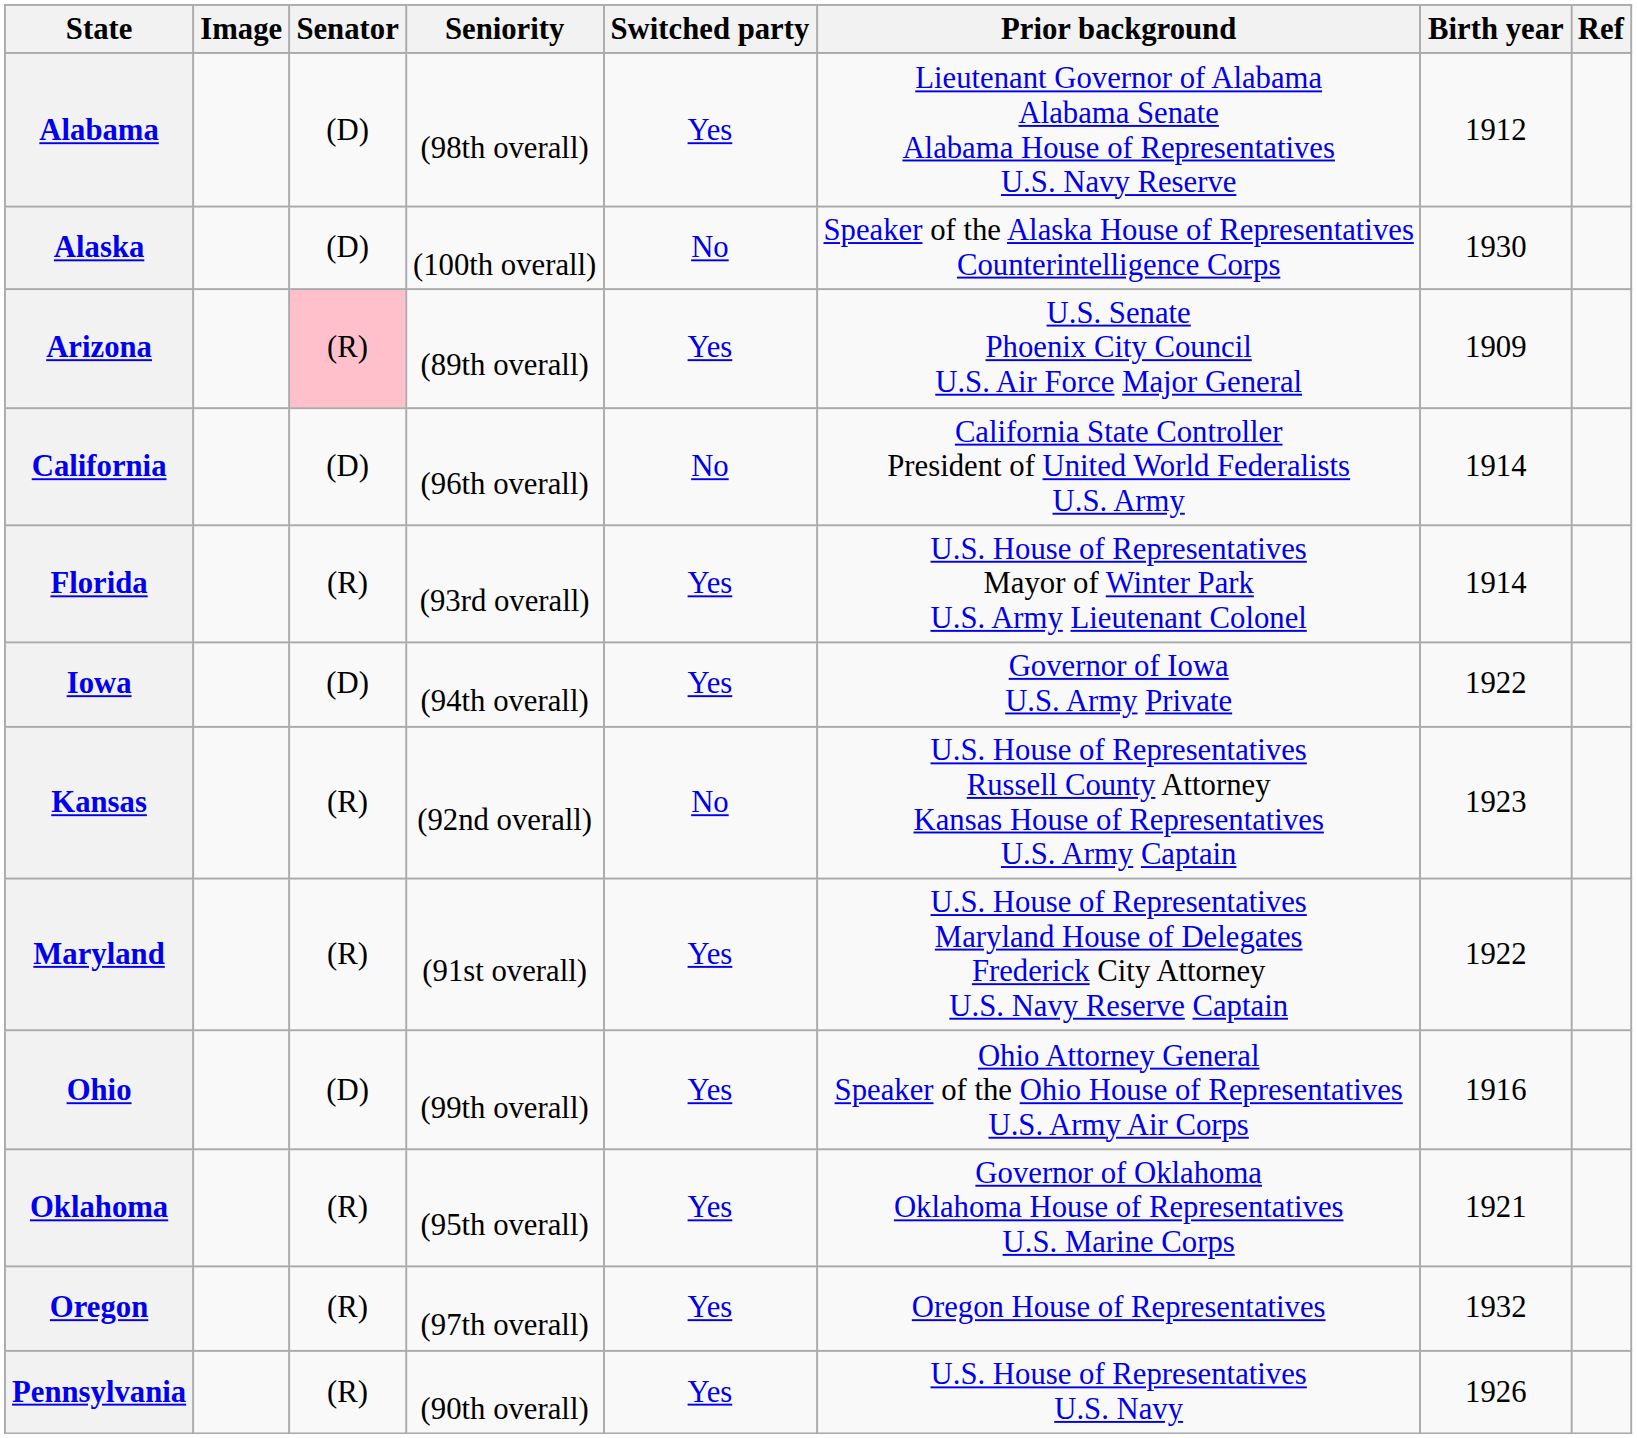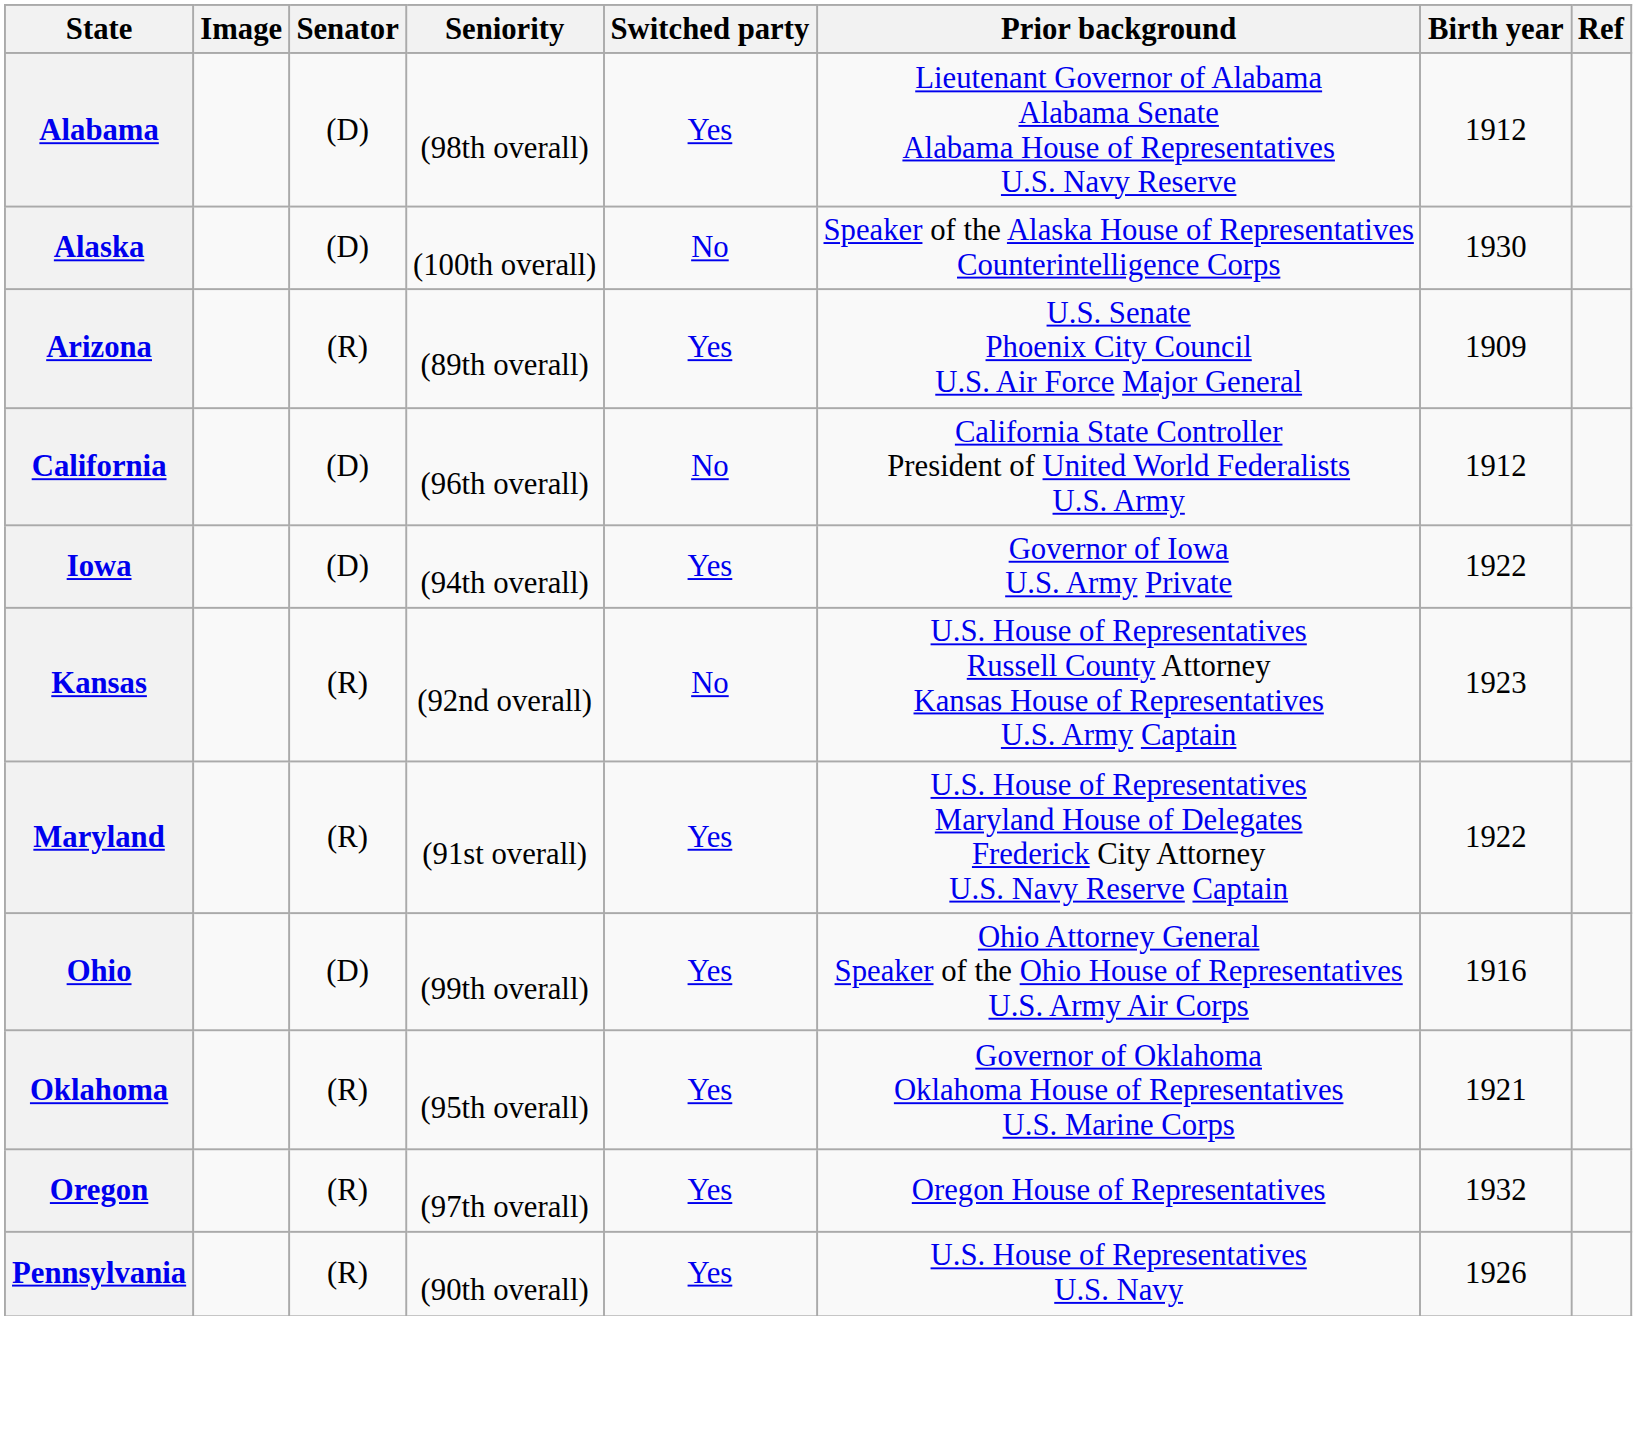(348, 347) pink background -> (348, 347) no background
(1496, 465) 1914 -> (1496, 465) 1912
- row: (99, 583)
